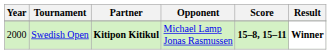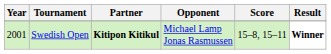(17, 35) 2000 -> (17, 35) 2001
(262, 35) bold -> (262, 35) normal
